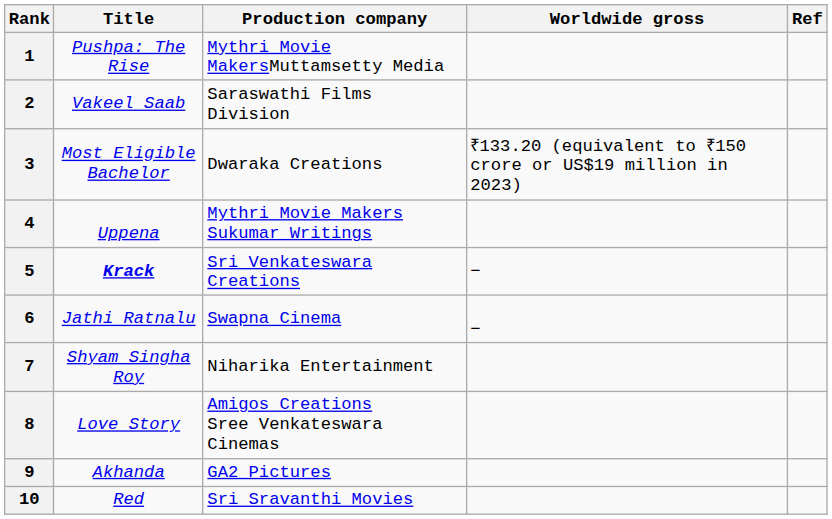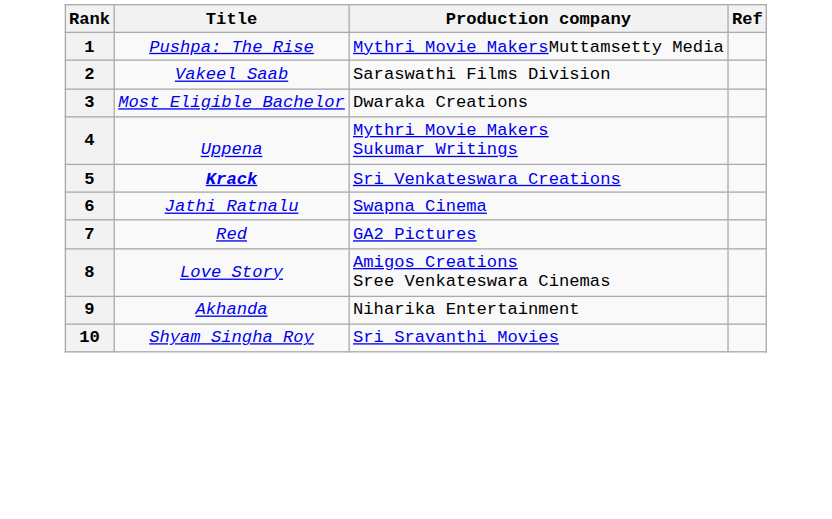- column: (627, 19)
(129, 367) Shyam Singha Roy -> (232, 234) Red
(321, 367) Niharika Entertainment -> (415, 234) GA2 Pictures
(269, 472) GA2 Pictures -> (466, 310) Niharika Entertainment
(129, 500) Red -> (232, 338) Shyam Singha Roy
